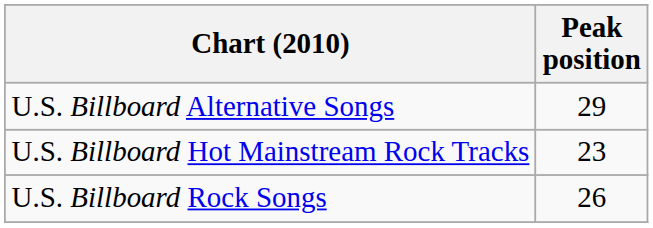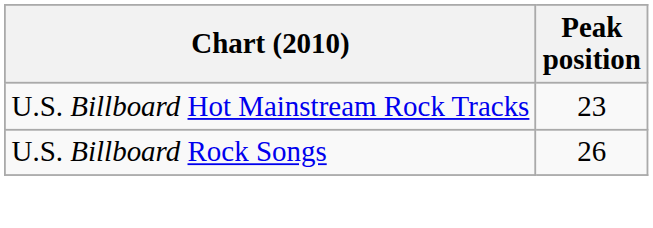- row: (203, 105)
